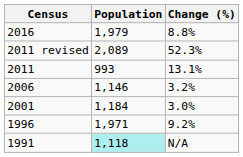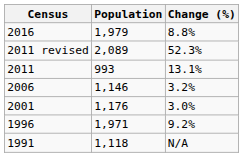(111, 106) 1,184 -> (111, 106) 1,176
(111, 143) paleturquoise background -> (111, 143) no background
